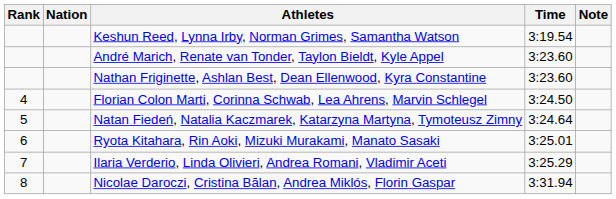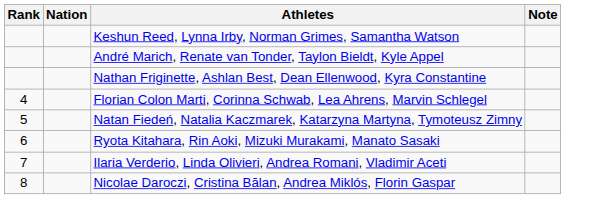- column: (550, 15)
